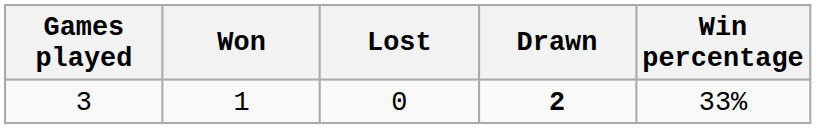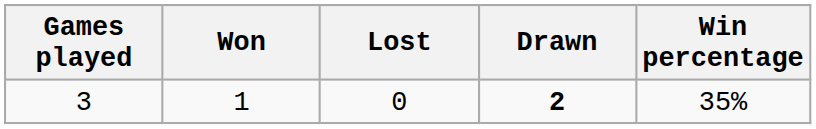(723, 102) 33% -> (723, 102) 35%
